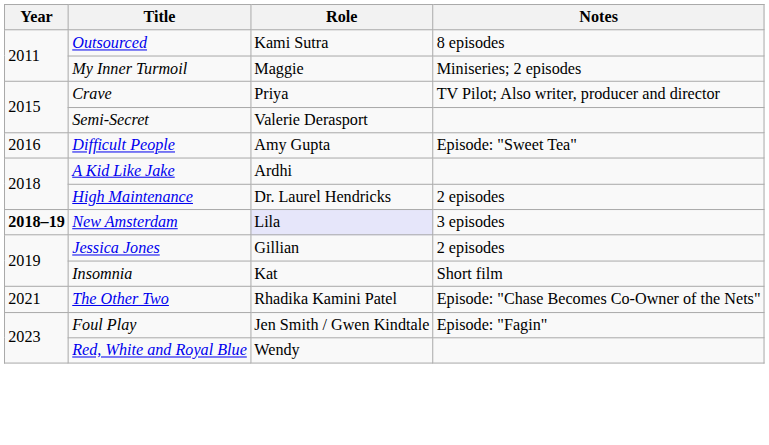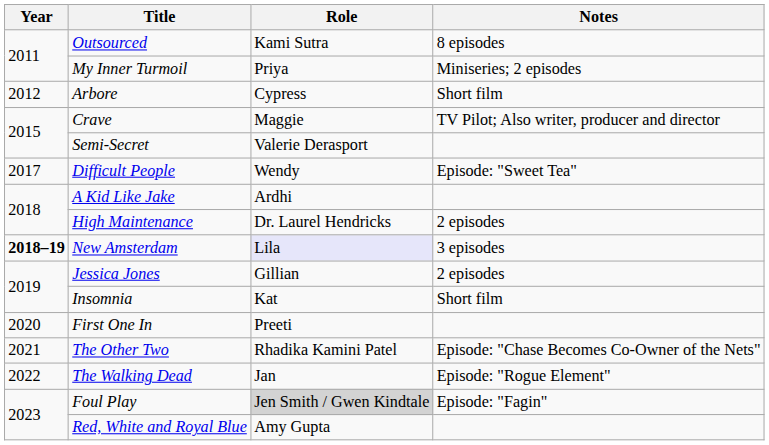(279, 68) Maggie -> (271, 68) Priya
+ row: (95, 94)
(271, 94) Priya -> (279, 119) Maggie
(24, 145) 2016 -> (24, 171) 2017
(292, 145) Amy Gupta -> (277, 171) Wendy
+ row: (112, 324)
+ row: (132, 376)
(342, 324) no background -> (342, 401) lightgrey background
(277, 350) Wendy -> (292, 427) Amy Gupta
